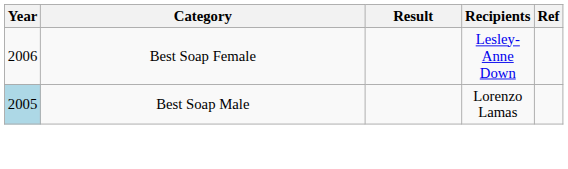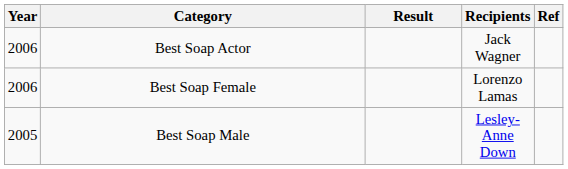+ row: (203, 47)
(498, 56) Lesley-Anne Down -> (498, 87) Lorenzo Lamas
(23, 104) lightblue background -> (23, 135) no background
(498, 104) Lorenzo Lamas -> (498, 135) Lesley-Anne Down
